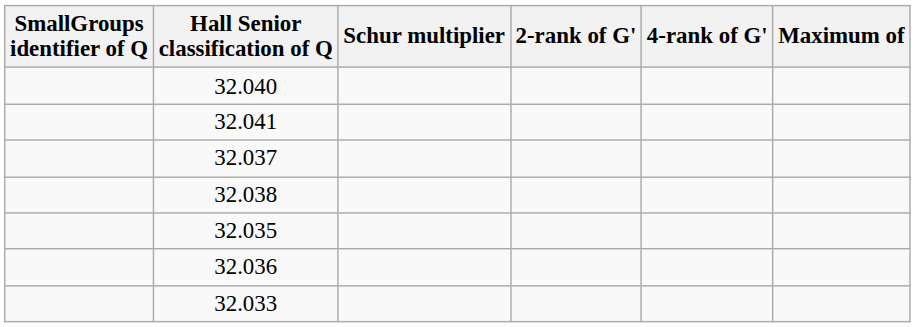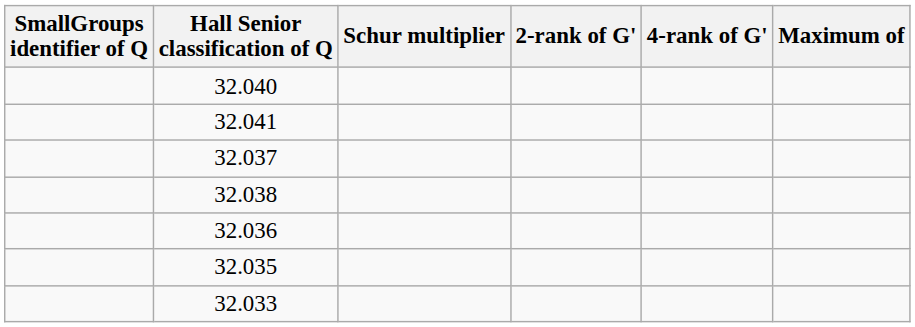rows swapped: (246, 230) <-> (246, 266)
